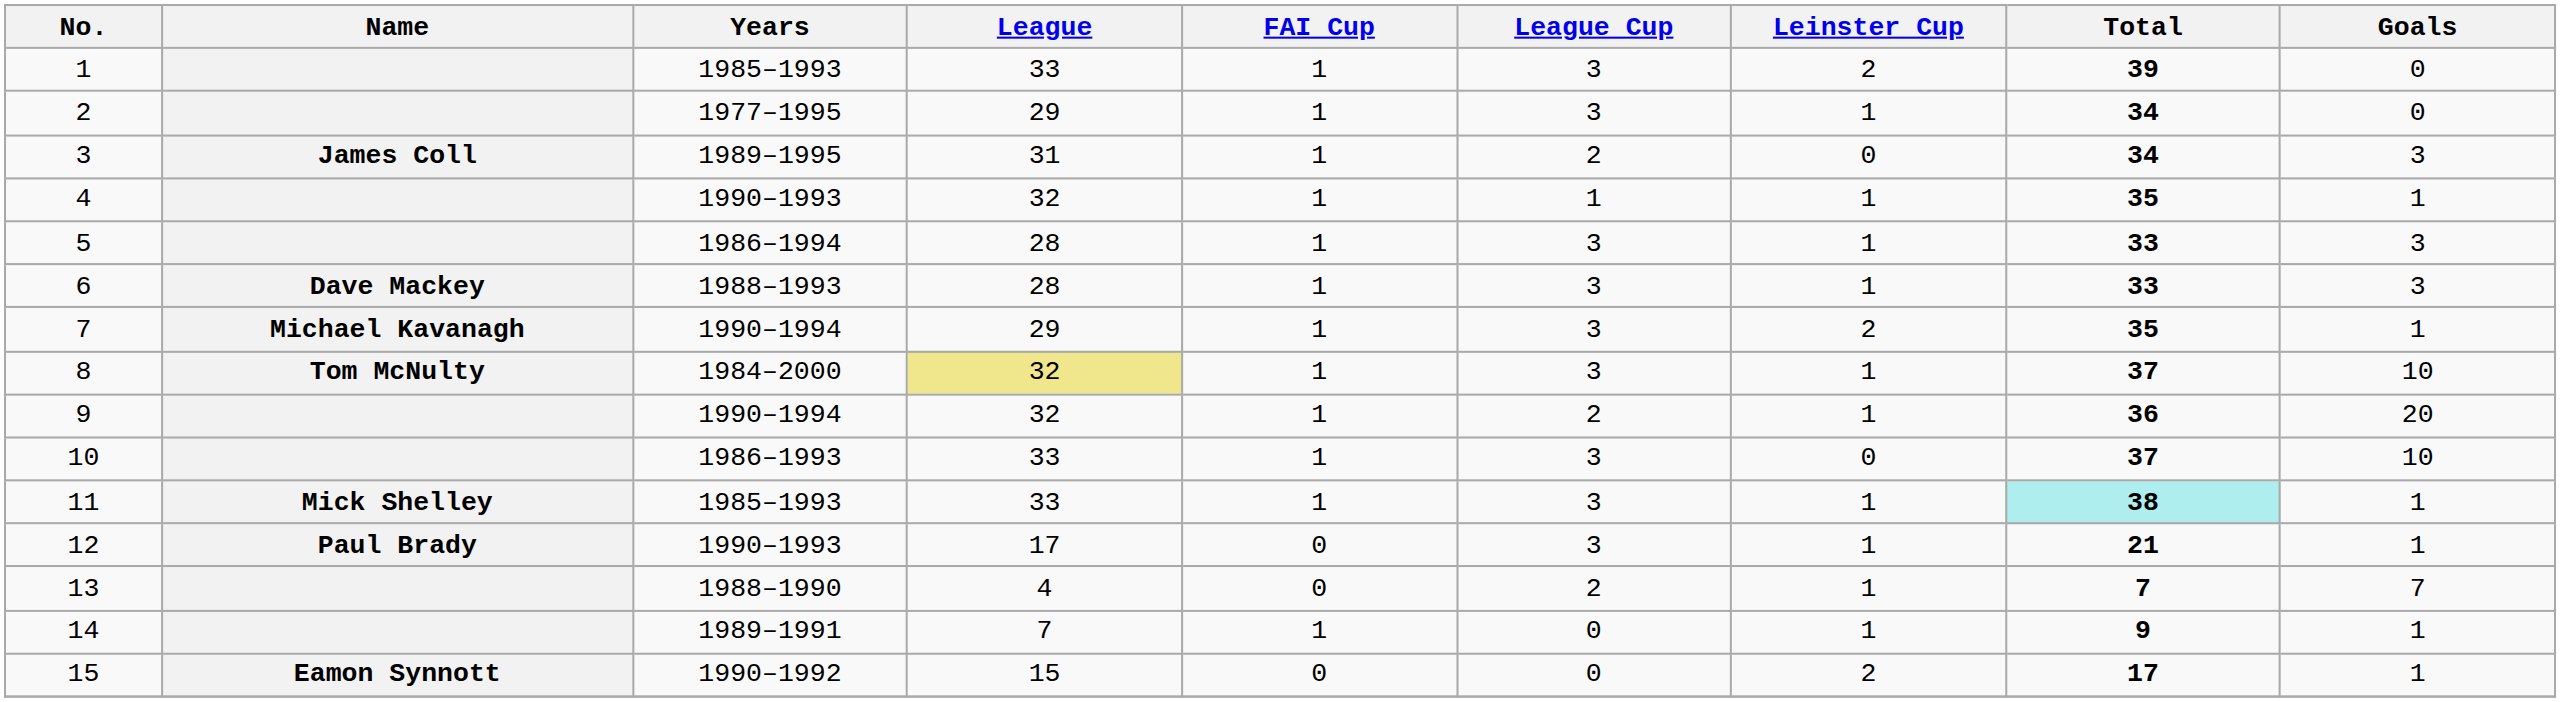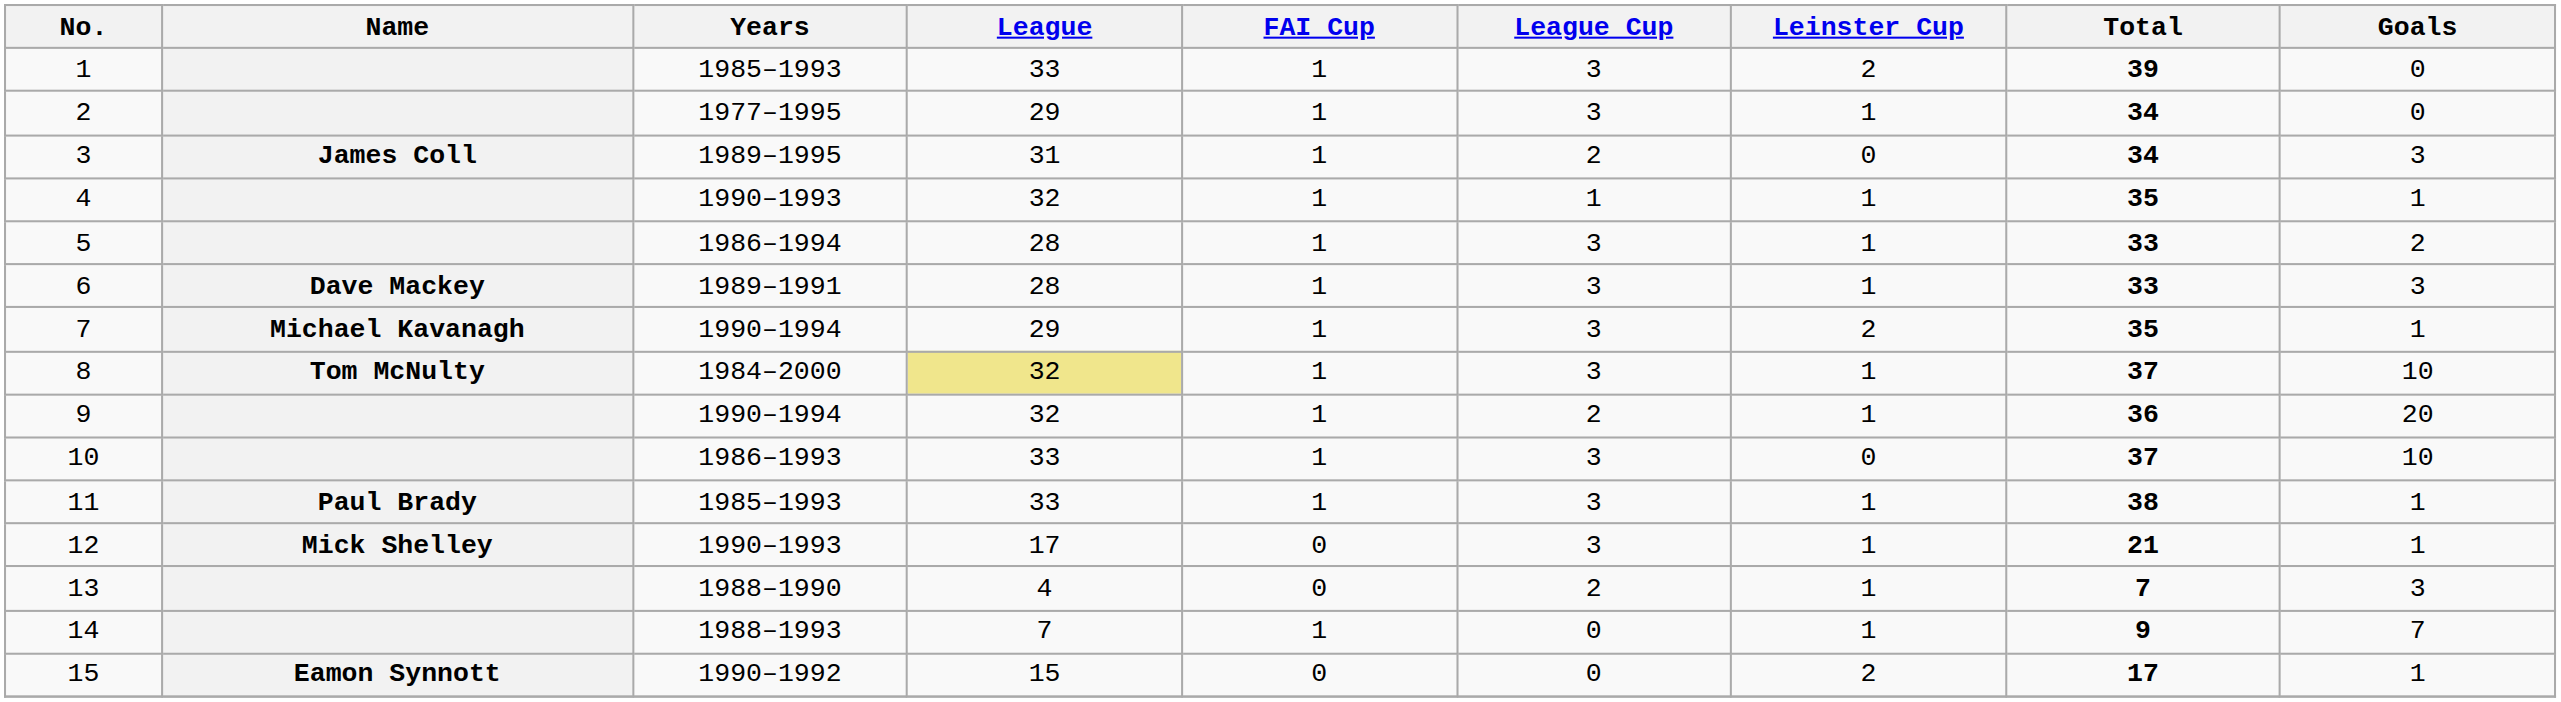(2418, 243) 3 -> (2418, 243) 2
(770, 286) 1988–1993 -> (770, 286) 1989–1991
(397, 502) Mick Shelley -> (397, 502) Paul Brady
(2143, 502) paleturquoise background -> (2143, 502) no background
(397, 545) Paul Brady -> (397, 545) Mick Shelley
(2418, 589) 7 -> (2418, 589) 3
(770, 632) 1989–1991 -> (770, 632) 1988–1993
(2418, 632) 1 -> (2418, 632) 7
